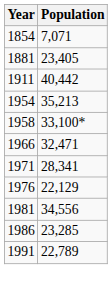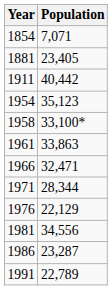(60, 101) 35,213 -> (60, 101) 35,123
+ row: (21, 144)
(60, 166) 28,341 -> (60, 187) 28,344
(60, 230) 23,285 -> (60, 252) 23,287
